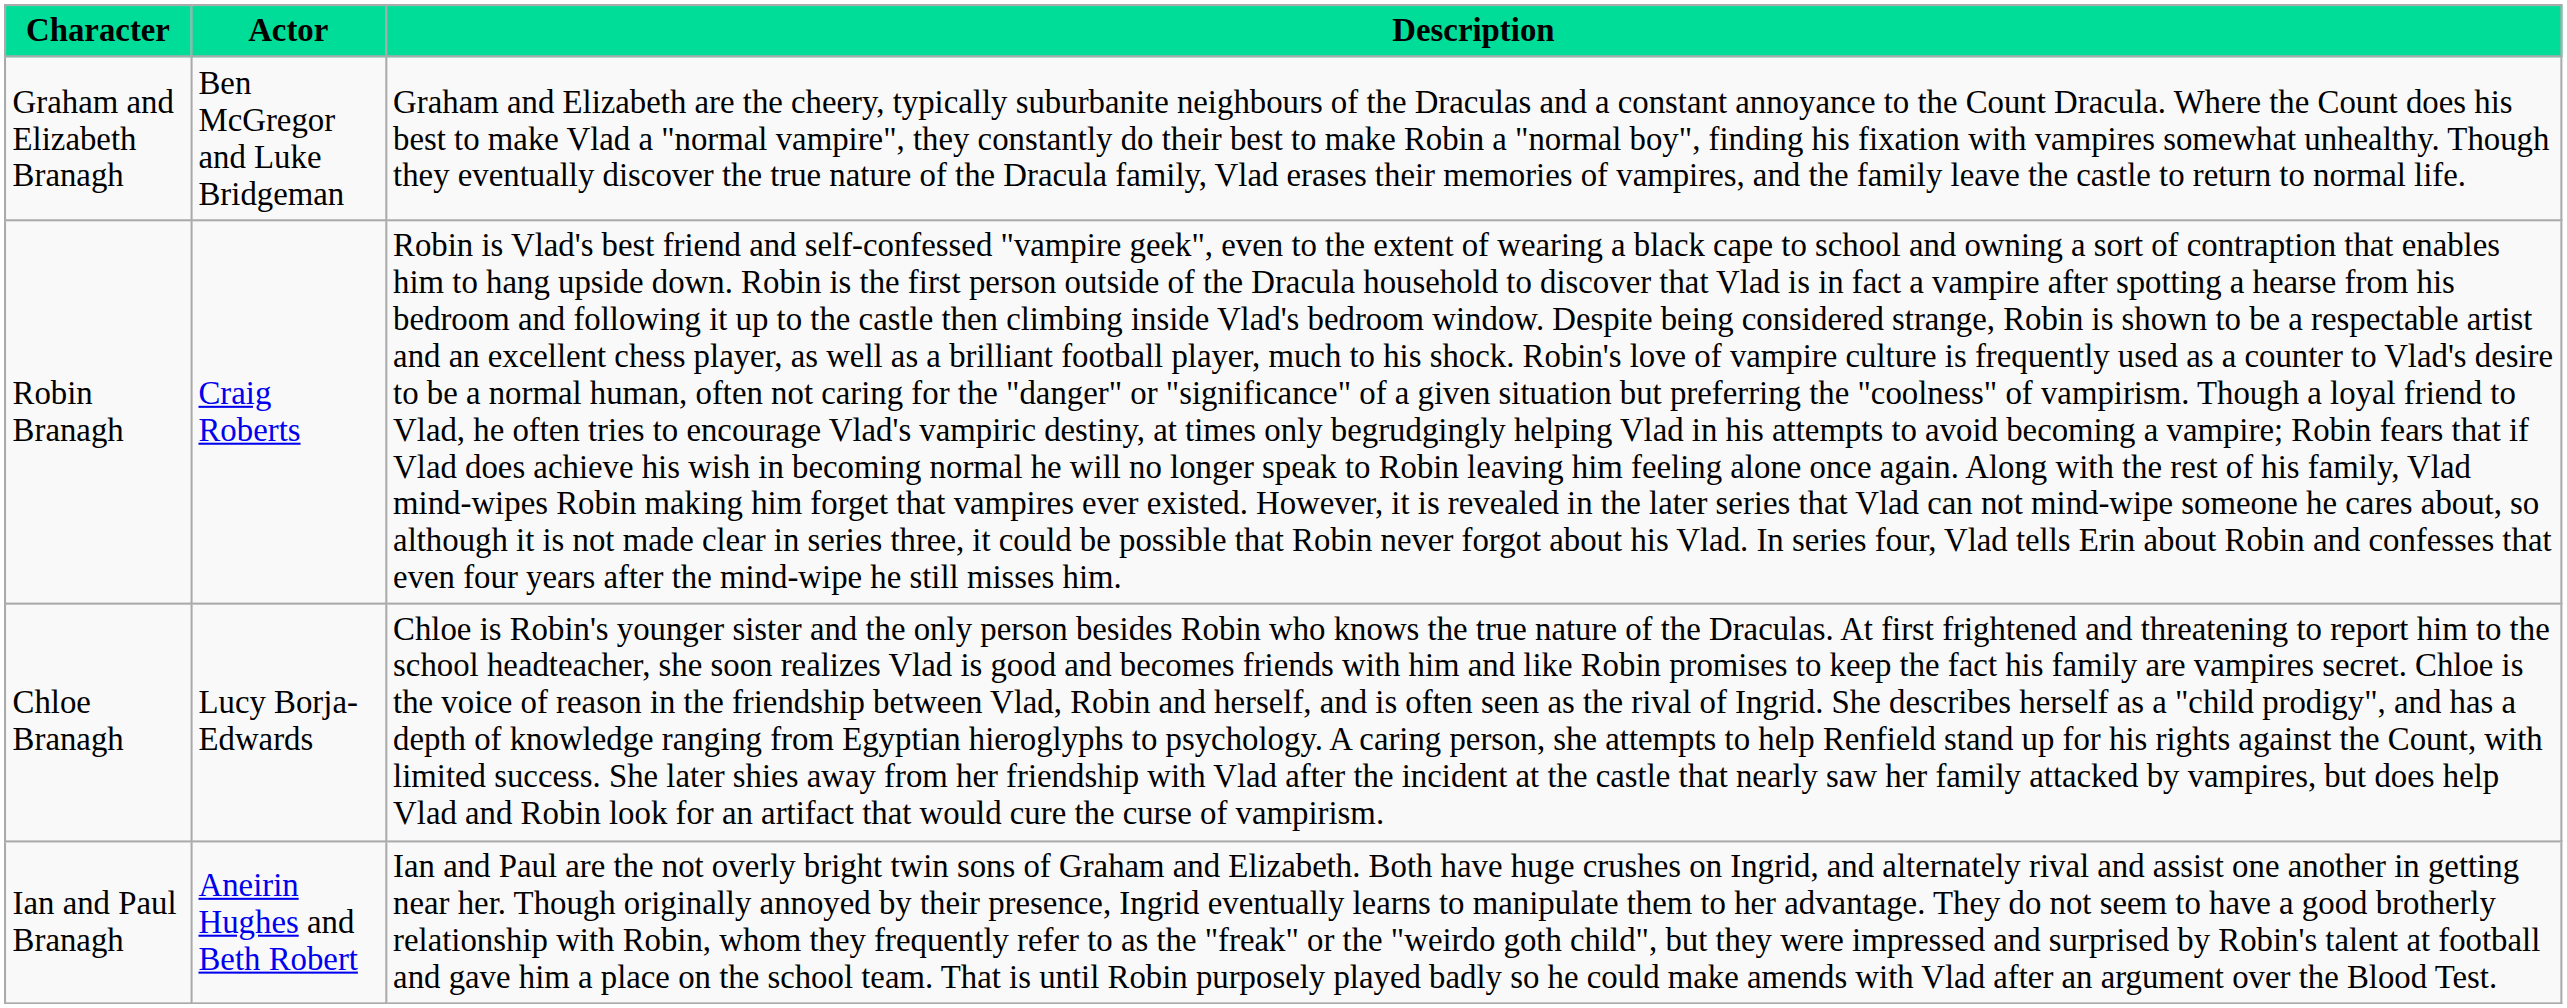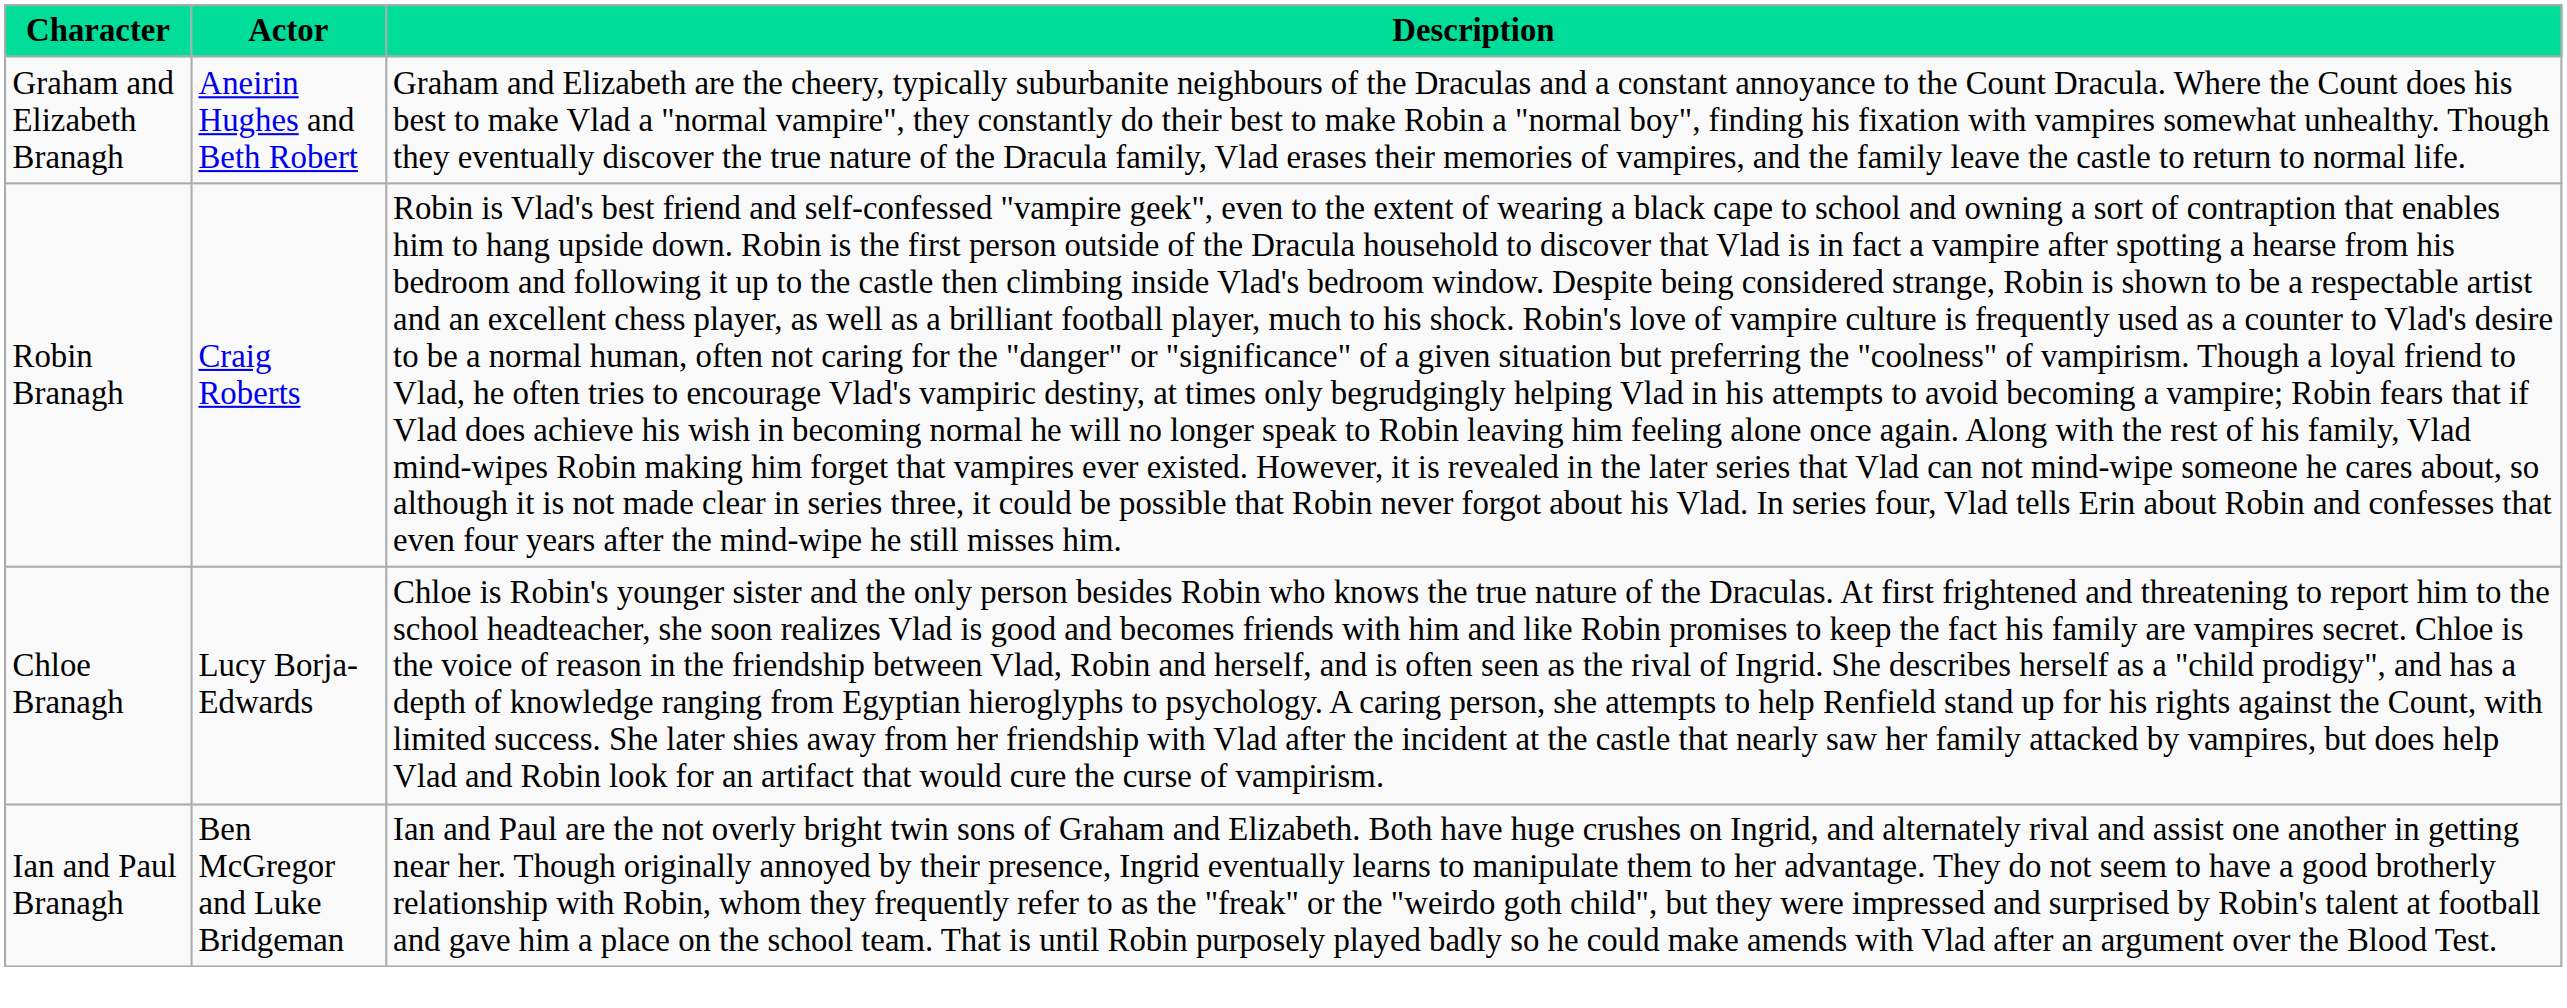(271, 137) Ben McGregor and Luke Bridgeman -> (278, 119) Aneirin Hughes and Beth Robert
(278, 921) Aneirin Hughes and Beth Robert -> (271, 884) Ben McGregor and Luke Bridgeman
